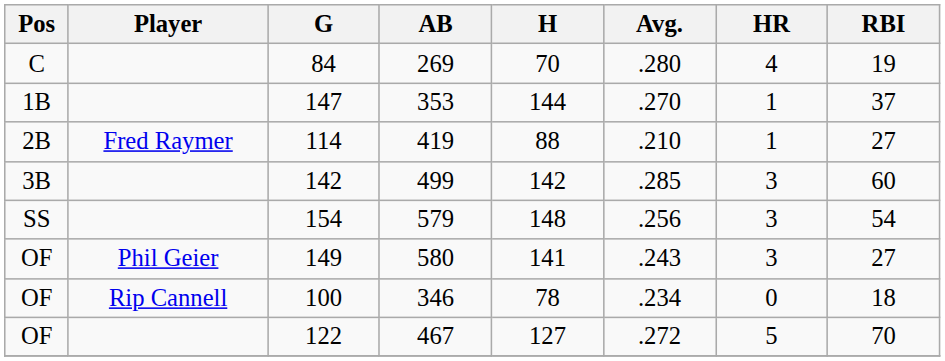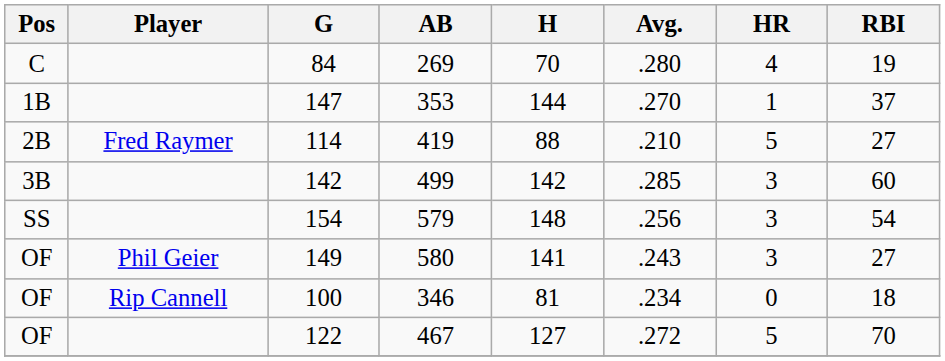(771, 141) 1 -> (771, 141) 5
(548, 297) 78 -> (548, 297) 81
